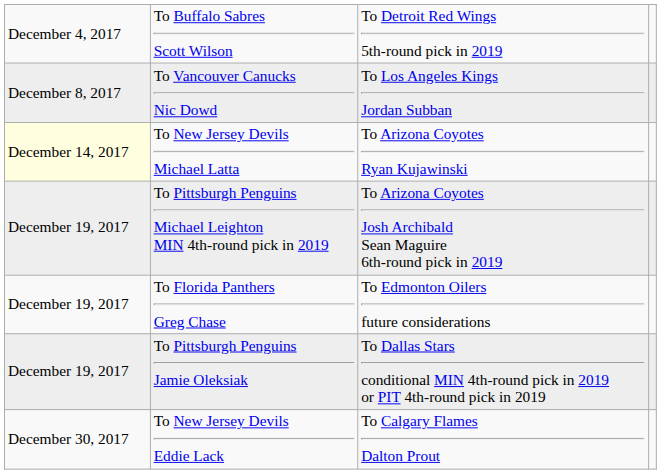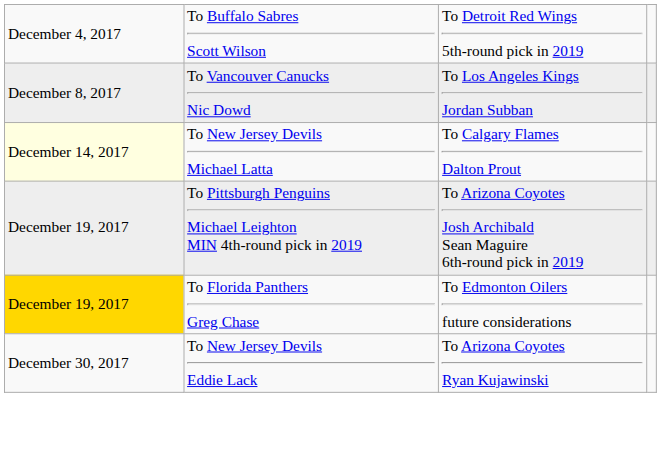(503, 151) To Arizona Coyotes Ryan Kujawinski -> (542, 151) To Calgary Flames Dalton Prout
(68, 304) no background -> (68, 304) gold background
- row: (254, 363)
(503, 439) To Calgary Flames Dalton Prout -> (542, 363) To Arizona Coyotes Ryan Kujawinski
